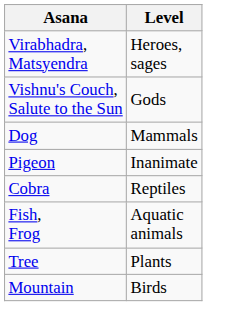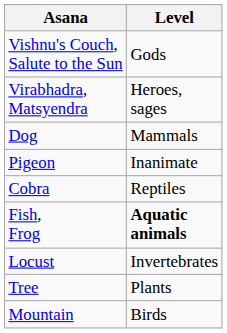rows swapped: (66, 99) <-> (48, 53)
(157, 224) normal -> (159, 224) bold
+ row: (31, 261)
